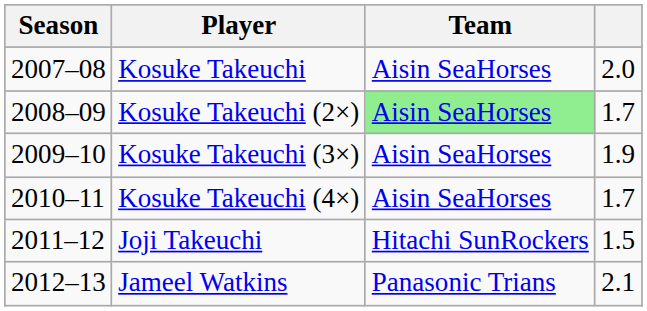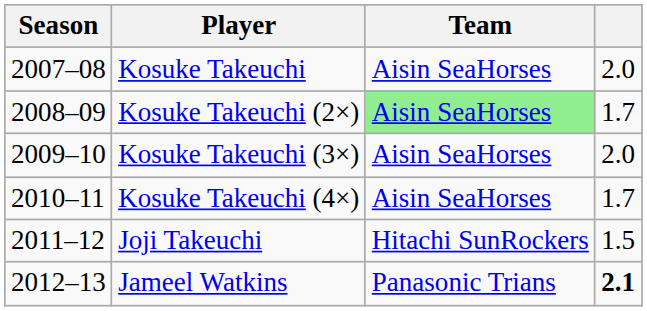(618, 154) 1.9 -> (618, 154) 2.0
(618, 283) normal -> (618, 283) bold
